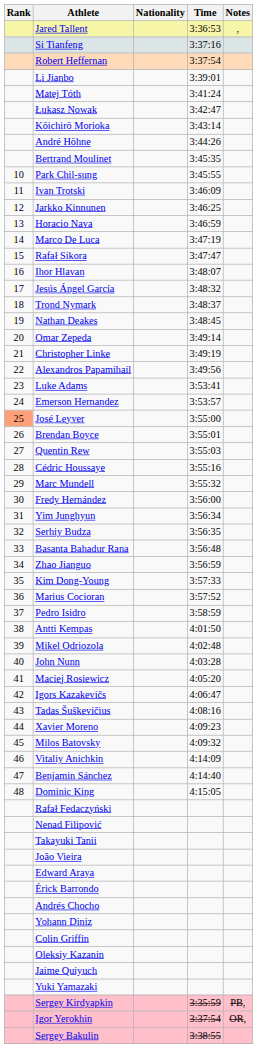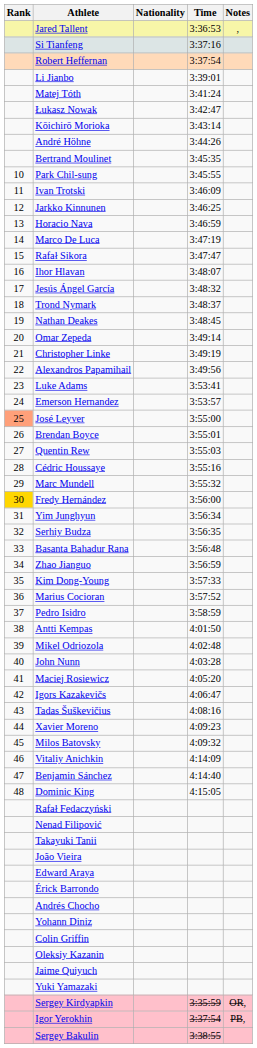(19, 499) no background -> (19, 499) gold background
(238, 1003) PB, -> (238, 1003) OR,
(238, 1019) OR, -> (238, 1019) PB,
